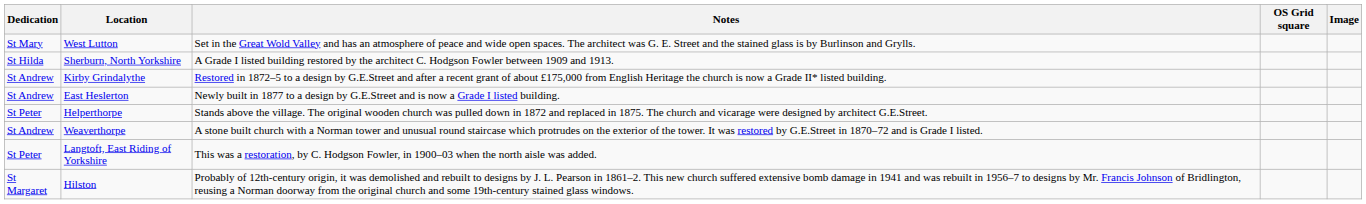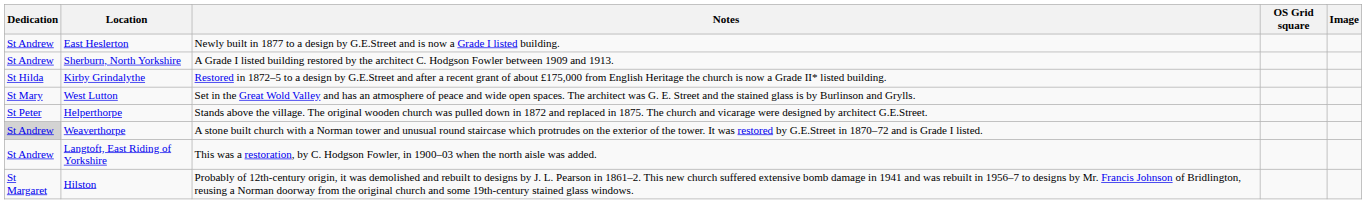rows swapped: (96, 95) <-> (91, 43)
(25, 60) St Hilda -> (30, 60) St Andrew
(30, 78) St Andrew -> (25, 78) St Hilda
(30, 130) no background -> (30, 130) lightgrey background
(24, 154) St Peter -> (30, 154) St Andrew
